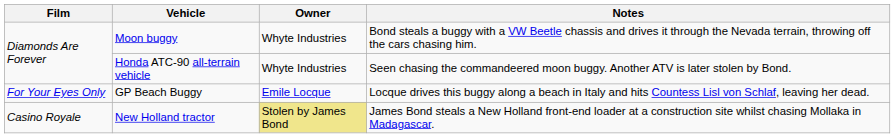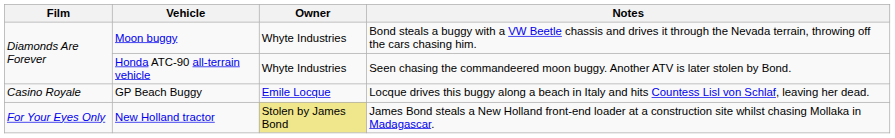(56, 93) For Your Eyes Only -> (44, 93) Casino Royale
(44, 117) Casino Royale -> (56, 117) For Your Eyes Only
